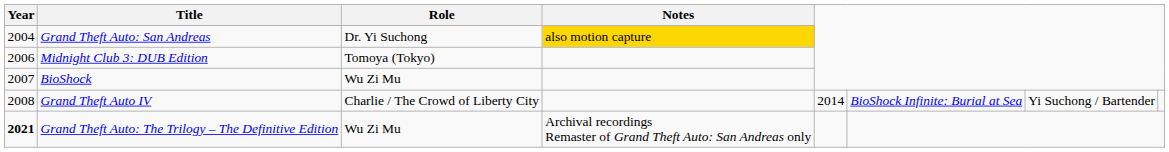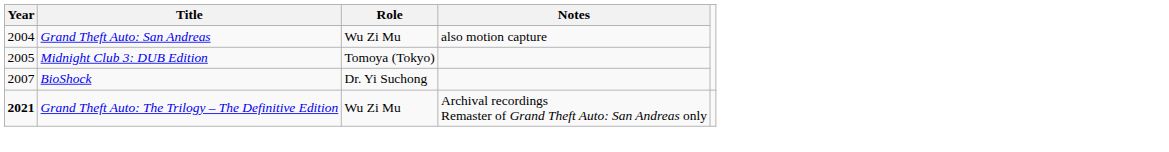(386, 36) Dr. Yi Suchong -> (373, 36) Wu Zi Mu
(598, 36) gold background -> (494, 36) no background
(21, 57) 2006 -> (21, 57) 2005
(373, 79) Wu Zi Mu -> (386, 79) Dr. Yi Suchong
- row: (96, 100)
